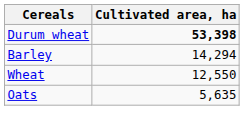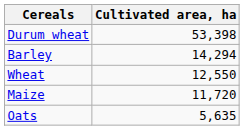(214, 35) bold -> (214, 35) normal
+ row: (26, 95)
